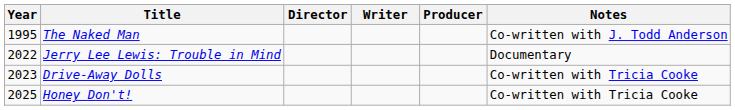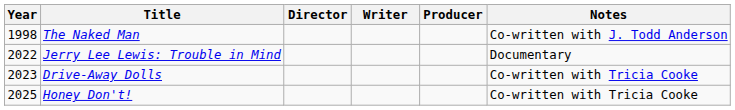(22, 35) 1995 -> (22, 35) 1998
